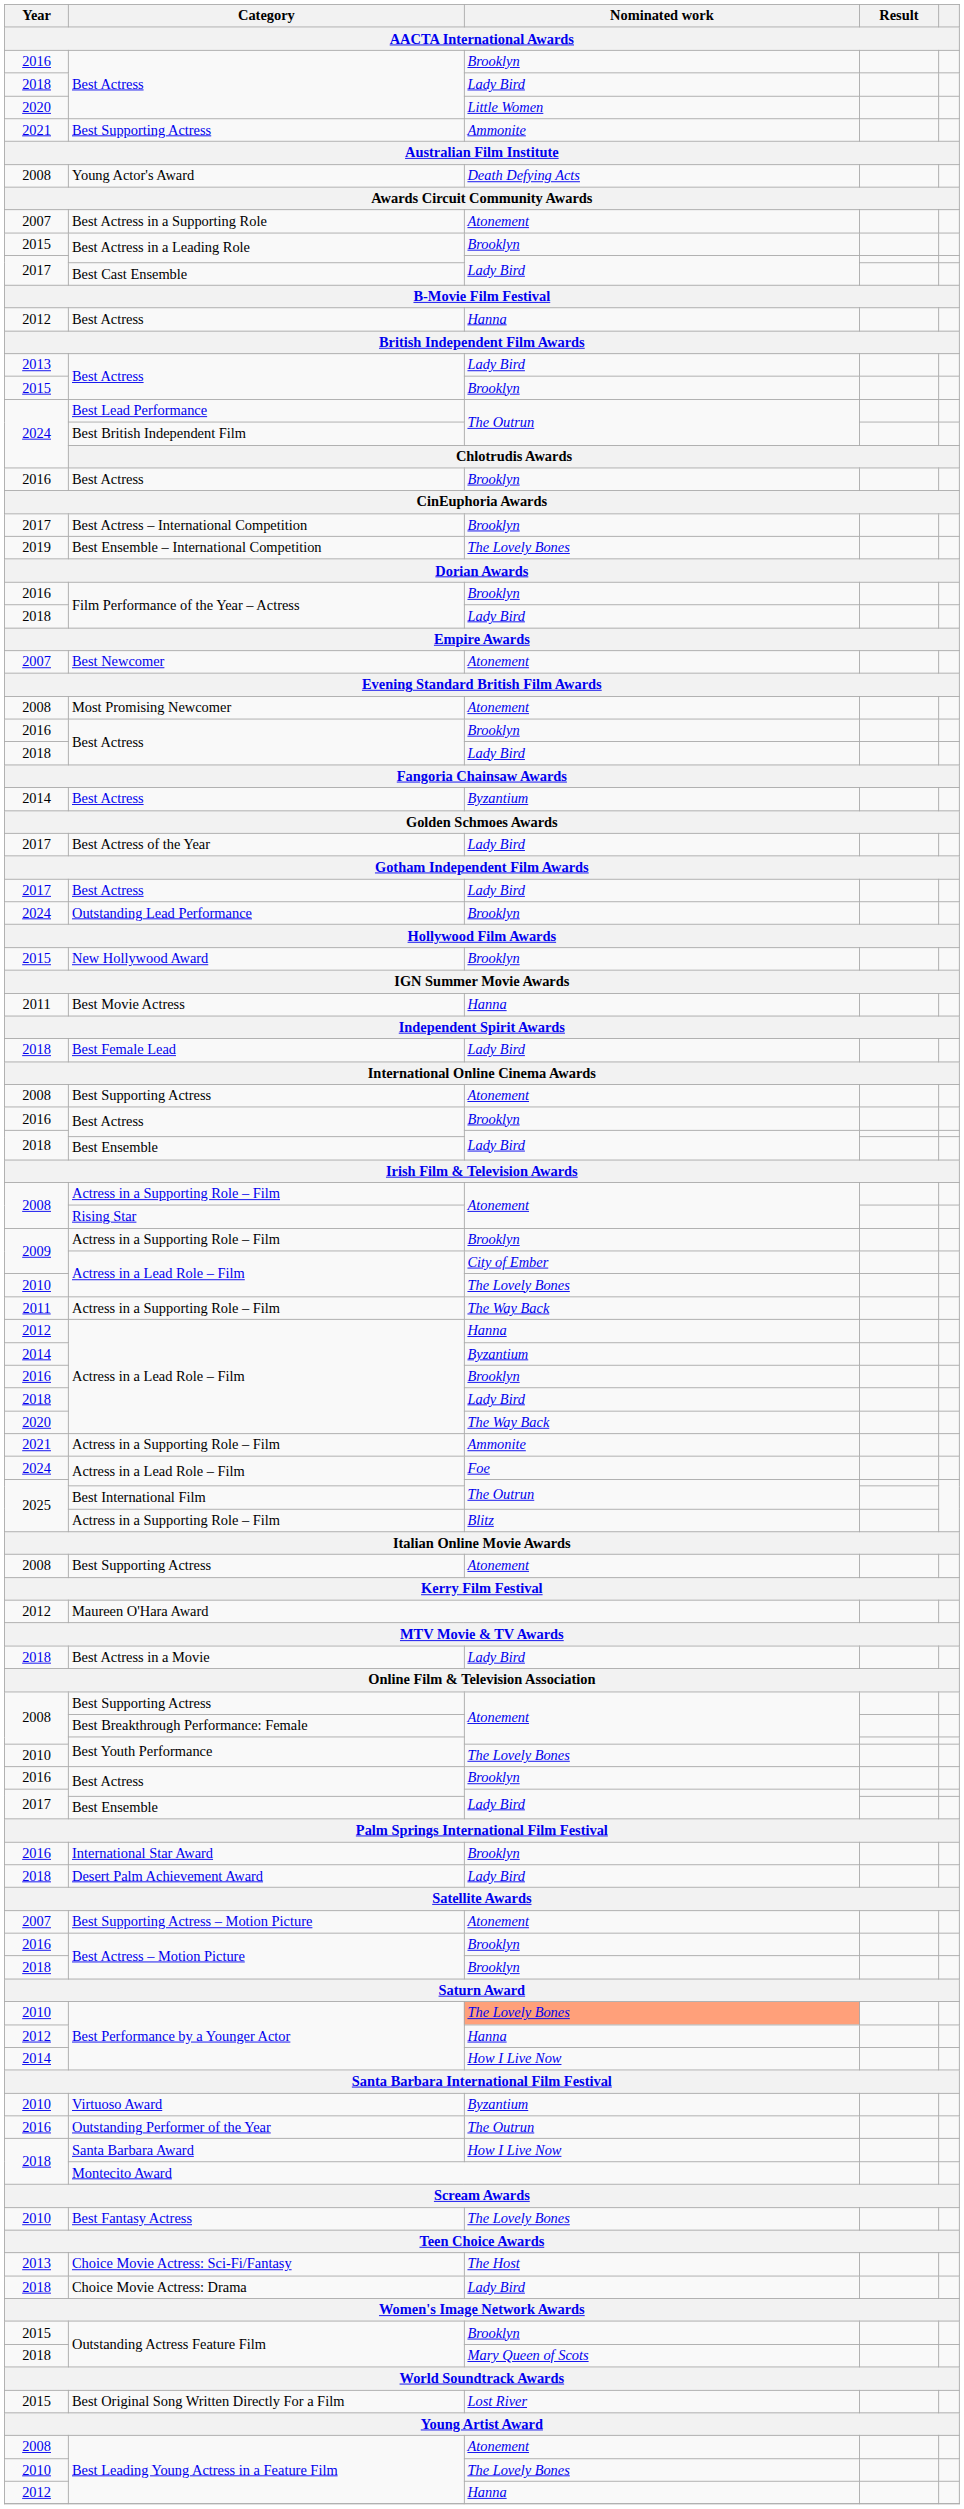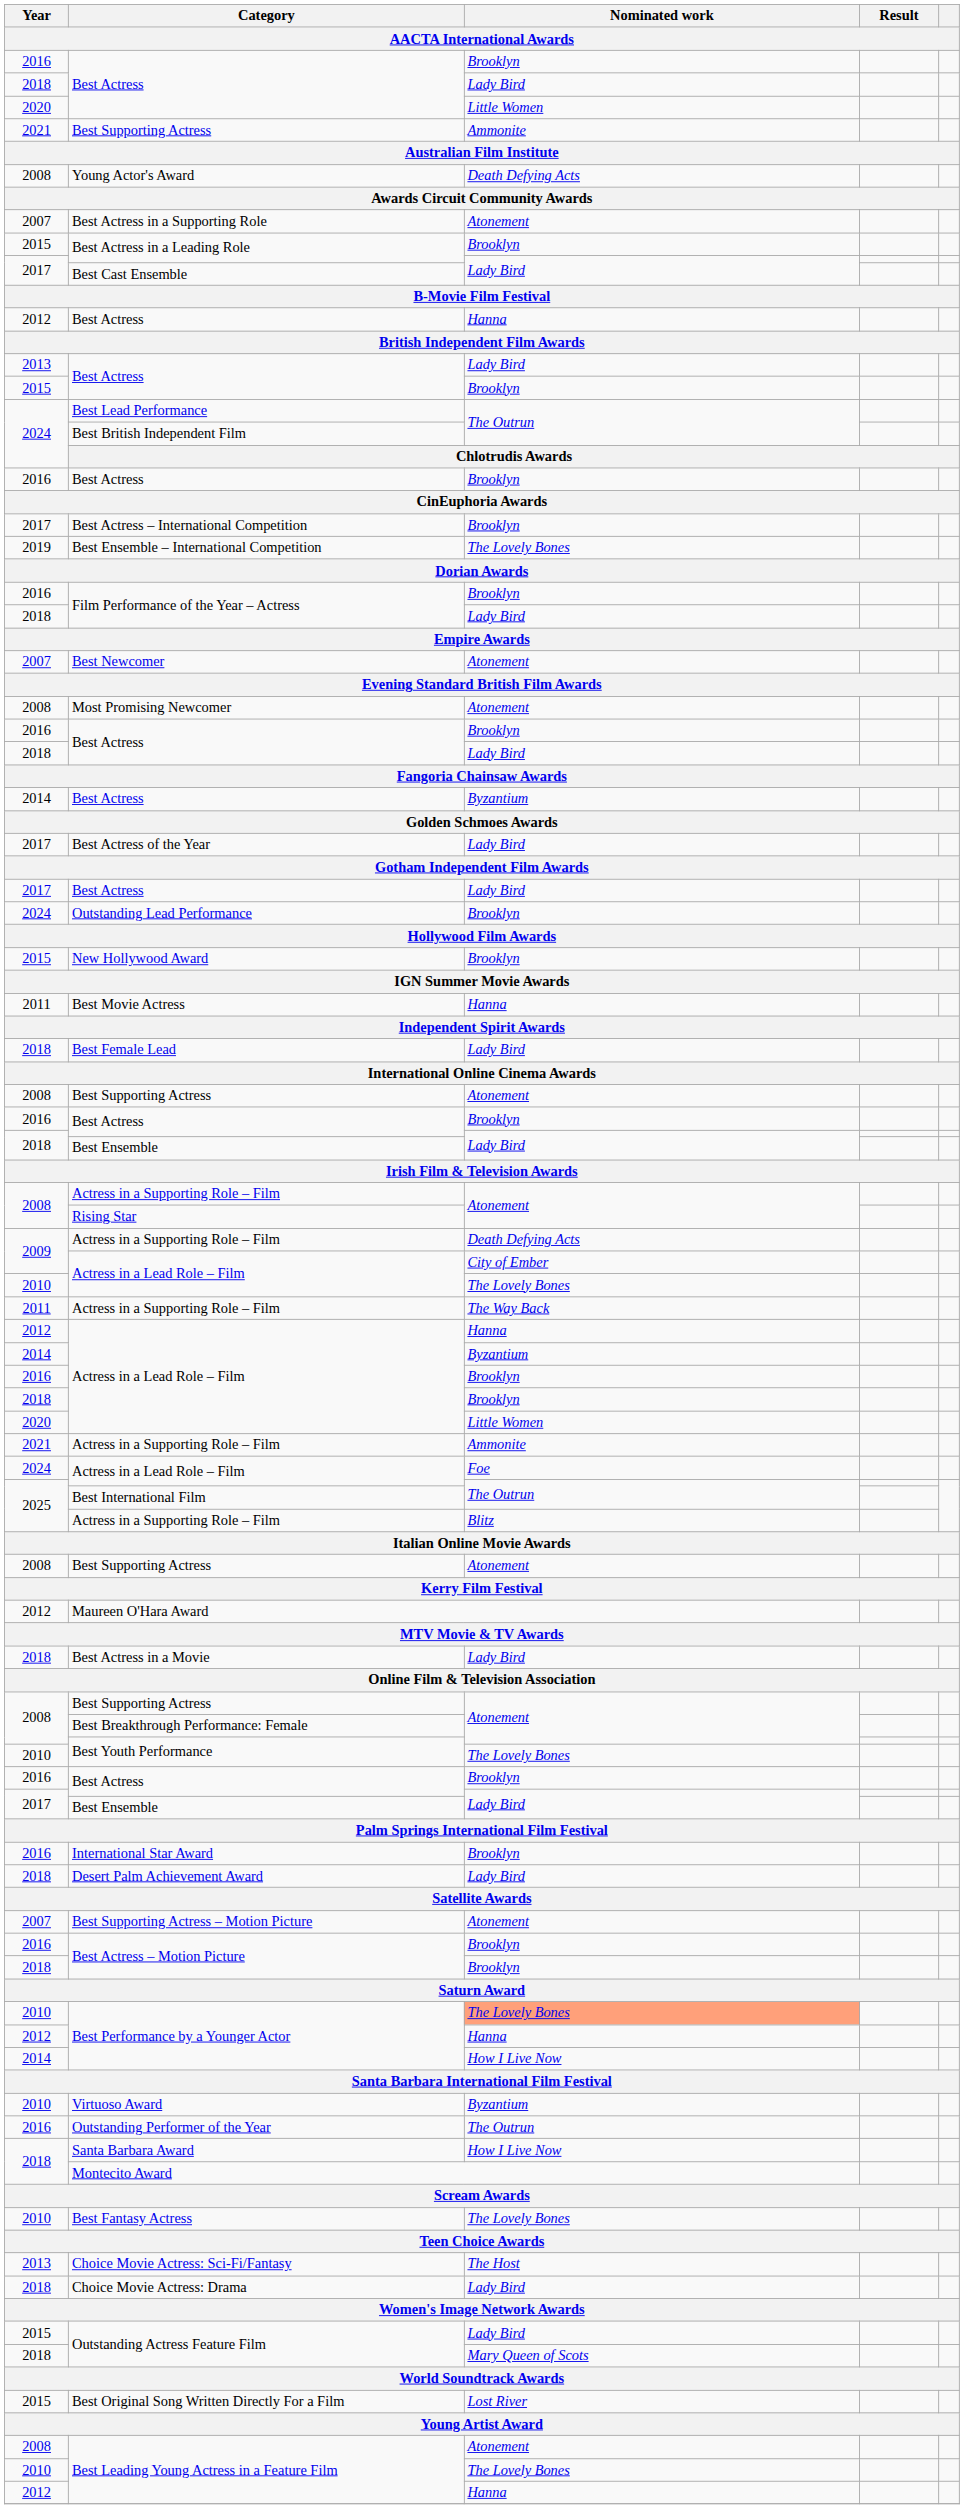(494, 1239) Brooklyn -> (524, 1239) Death Defying Acts
(496, 1399) Lady Bird -> (494, 1399) Brooklyn
(508, 1422) The Way Back -> (505, 1422) Little Women
(494, 2332) Brooklyn -> (496, 2332) Lady Bird
